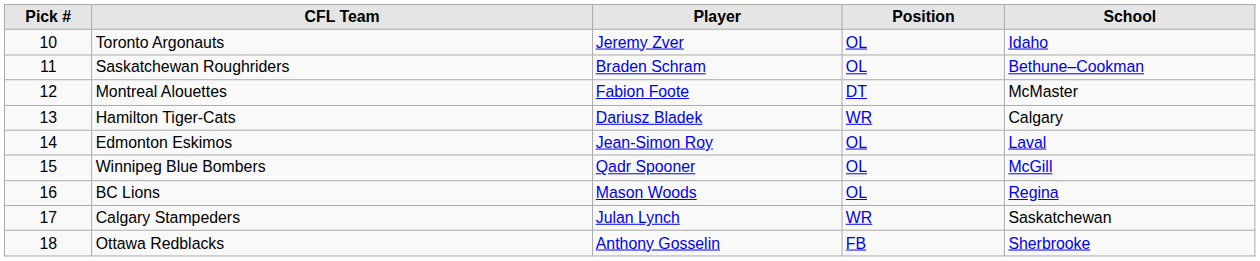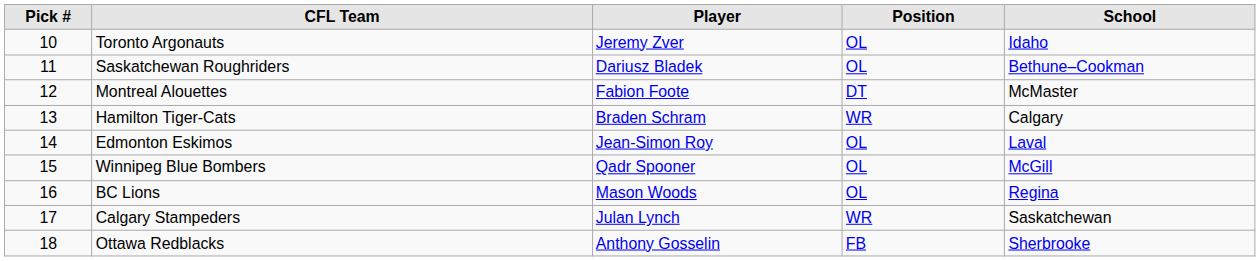(651, 67) Braden Schram -> (649, 67) Dariusz Bladek
(649, 117) Dariusz Bladek -> (651, 117) Braden Schram
